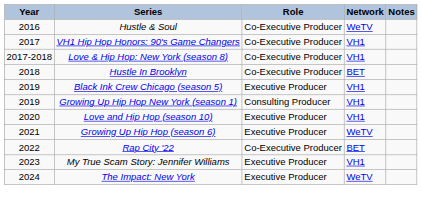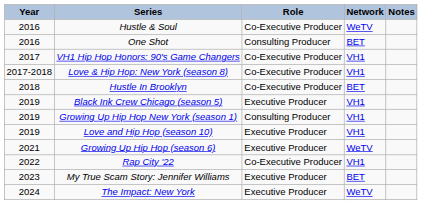+ row: (148, 42)
(29, 117) 2020 -> (29, 132) 2019
(356, 147) BET -> (356, 162) VH1
(356, 162) VH1 -> (356, 177) BET
